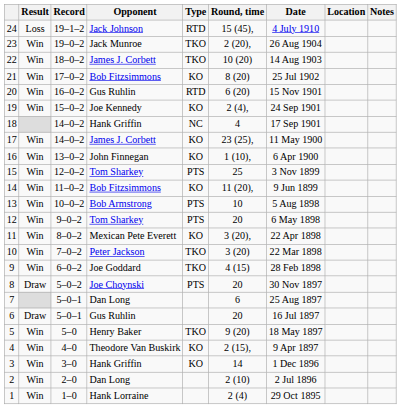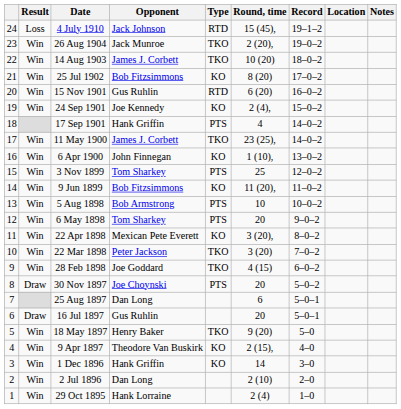columns swapped: (69, 12) <-> (296, 12)
(196, 124) NC -> (218, 124) PTS
(196, 140) KO -> (218, 140) TKO
